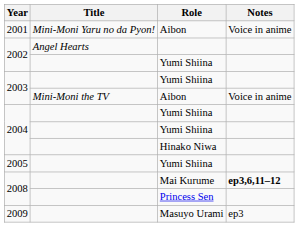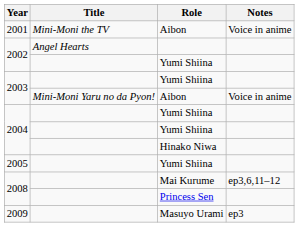(94, 29) Mini-Moni Yaru no da Pyon! -> (71, 29) Mini-Moni the TV
(71, 96) Mini-Moni the TV -> (94, 96) Mini-Moni Yaru no da Pyon!
(254, 180) bold -> (254, 180) normal
